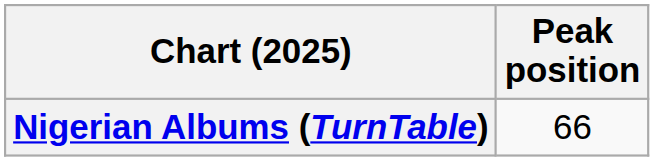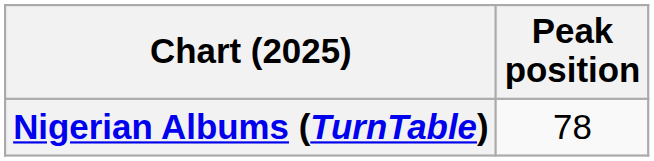(572, 126) 66 -> (572, 126) 78
